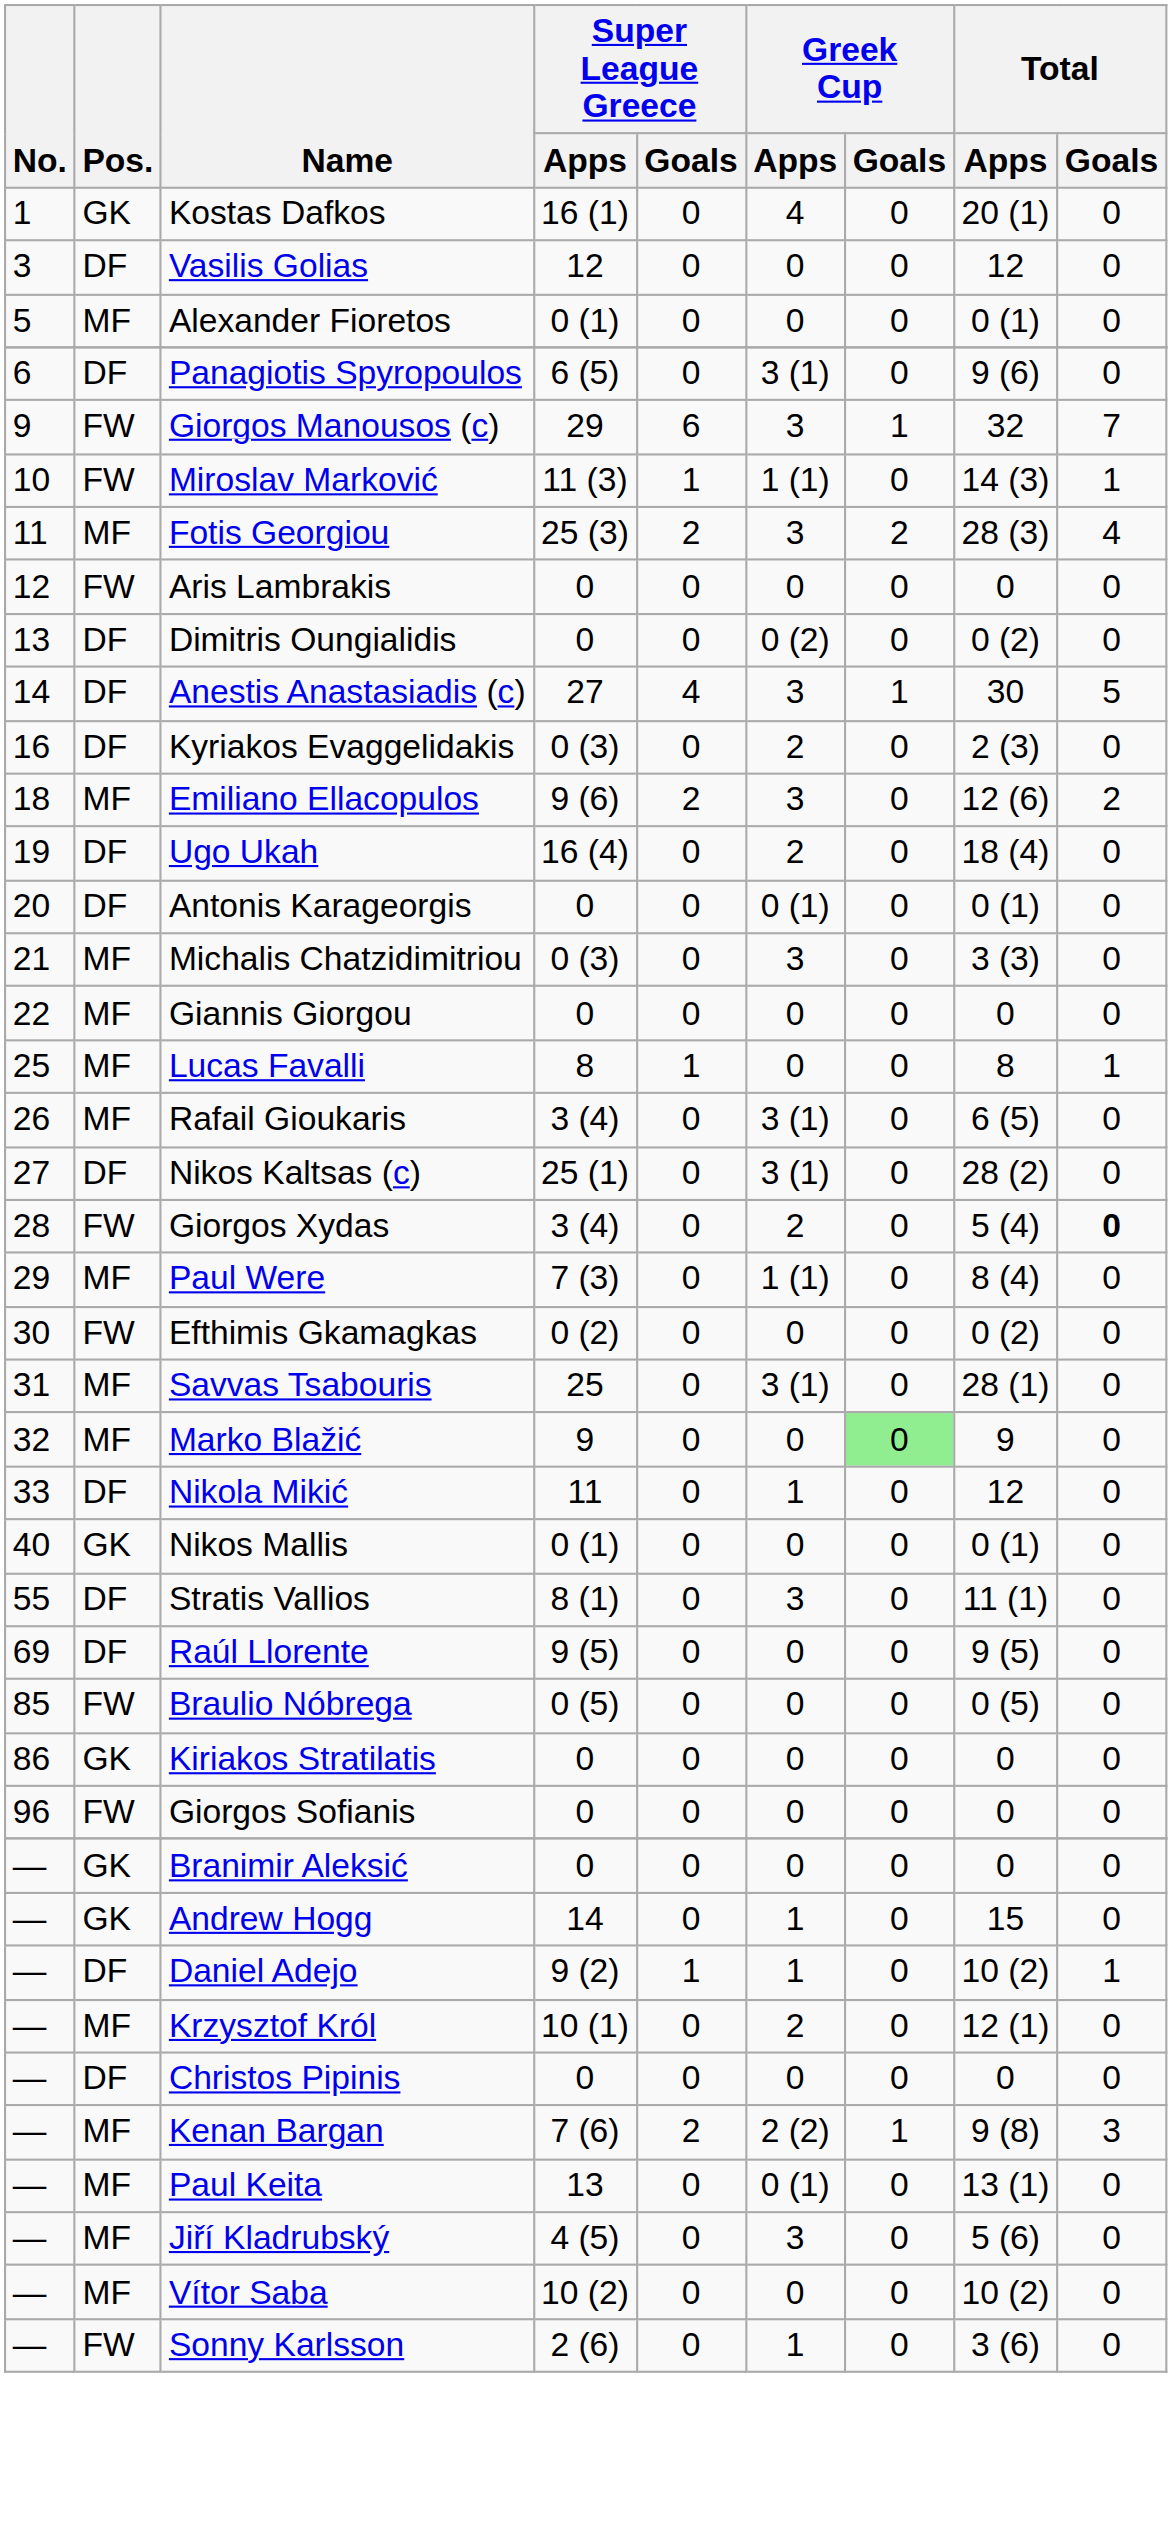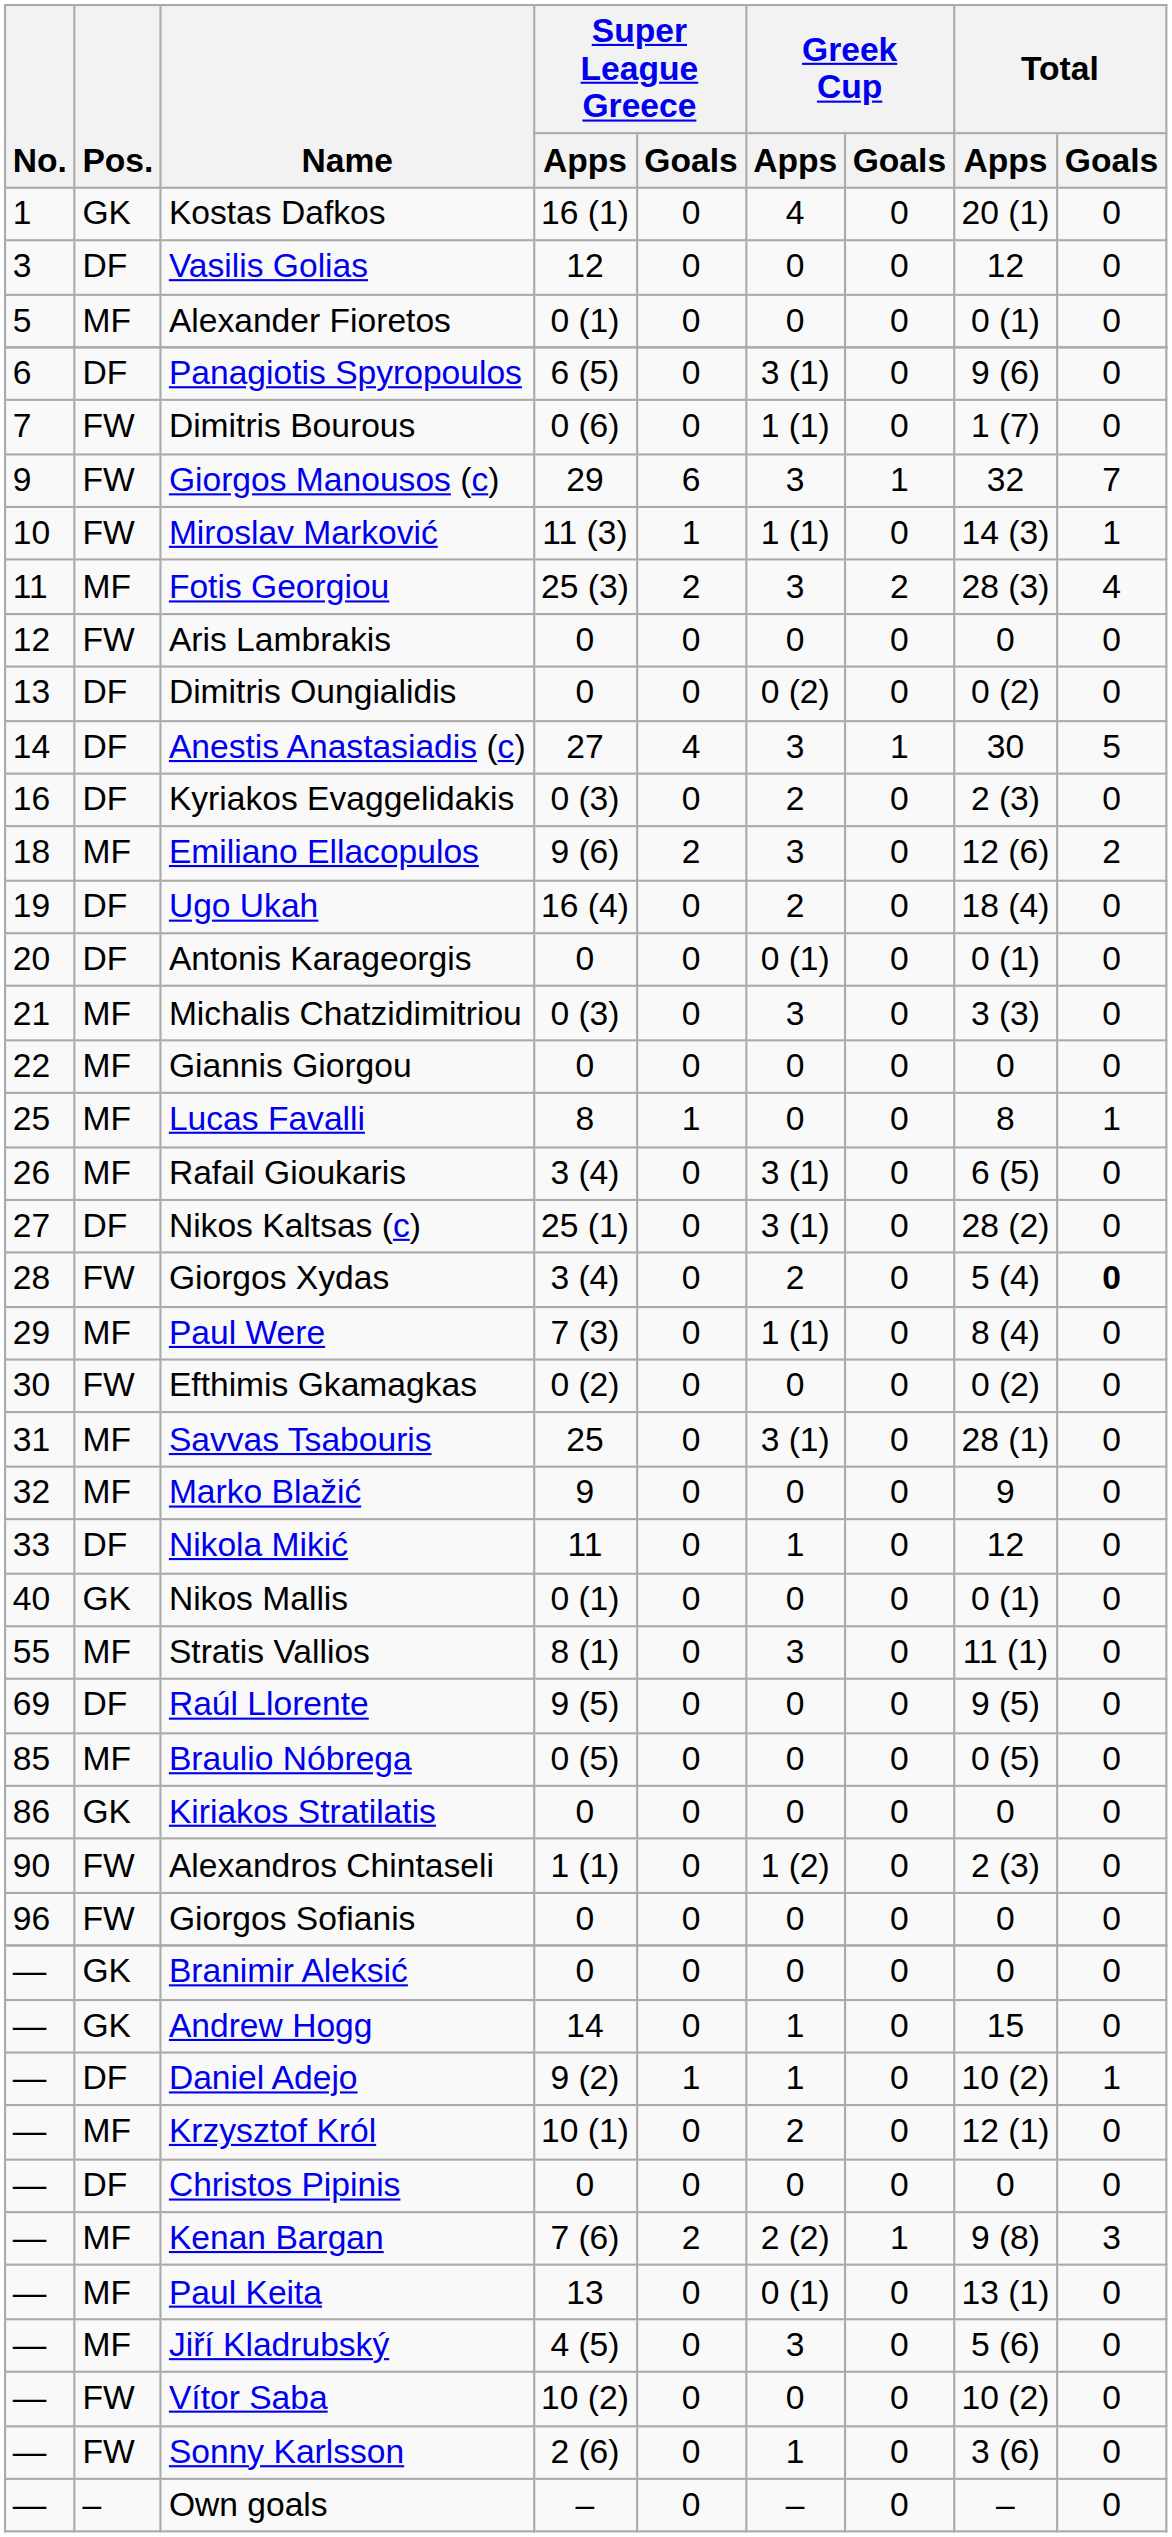+ row: (292, 426)
(899, 1438) lightgreen background -> (899, 1492) no background
(105, 1598) DF -> (107, 1652) MF
(109, 1705) FW -> (107, 1758) MF
+ row: (331, 1865)
(107, 2291) MF -> (109, 2398) FW
+ row: (248, 2504)
